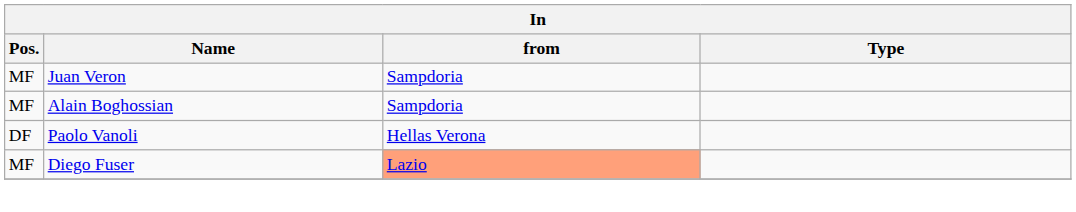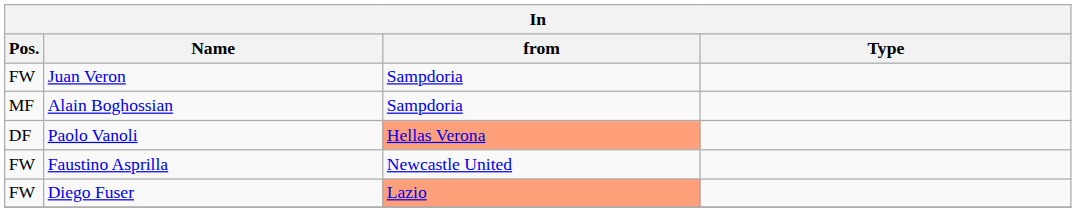(21, 77) MF -> (22, 77) FW
(436, 135) no background -> (436, 135) lightsalmon background
+ row: (108, 164)
(21, 164) MF -> (22, 193) FW
